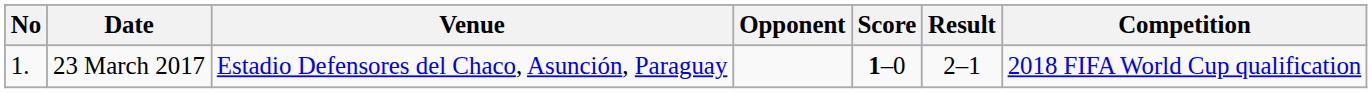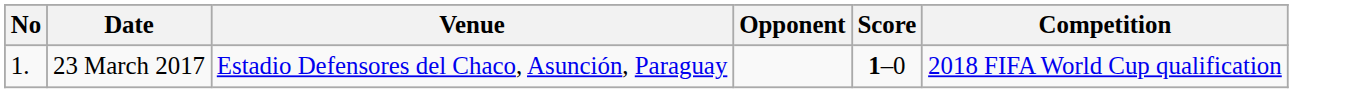- column: (962, 24)
